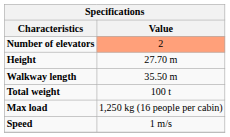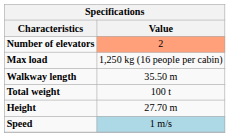rows swapped: (21, 60) <-> (27, 108)
(161, 124) no background -> (161, 124) lightblue background
